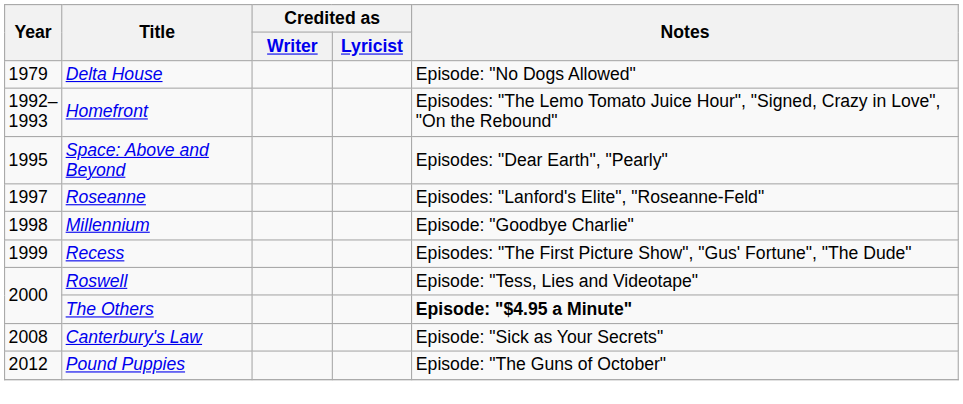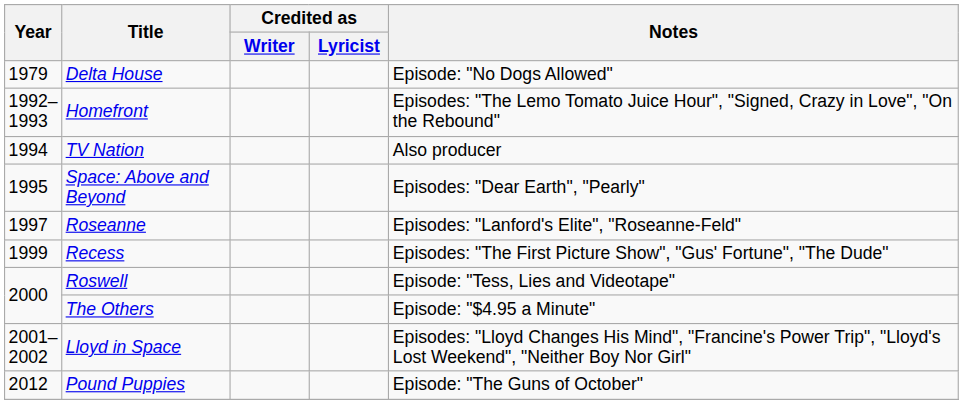+ row: (105, 149)
- row: (108, 225)
(524, 309) bold -> (494, 309) normal
+ row: (123, 347)
- row: (134, 337)
